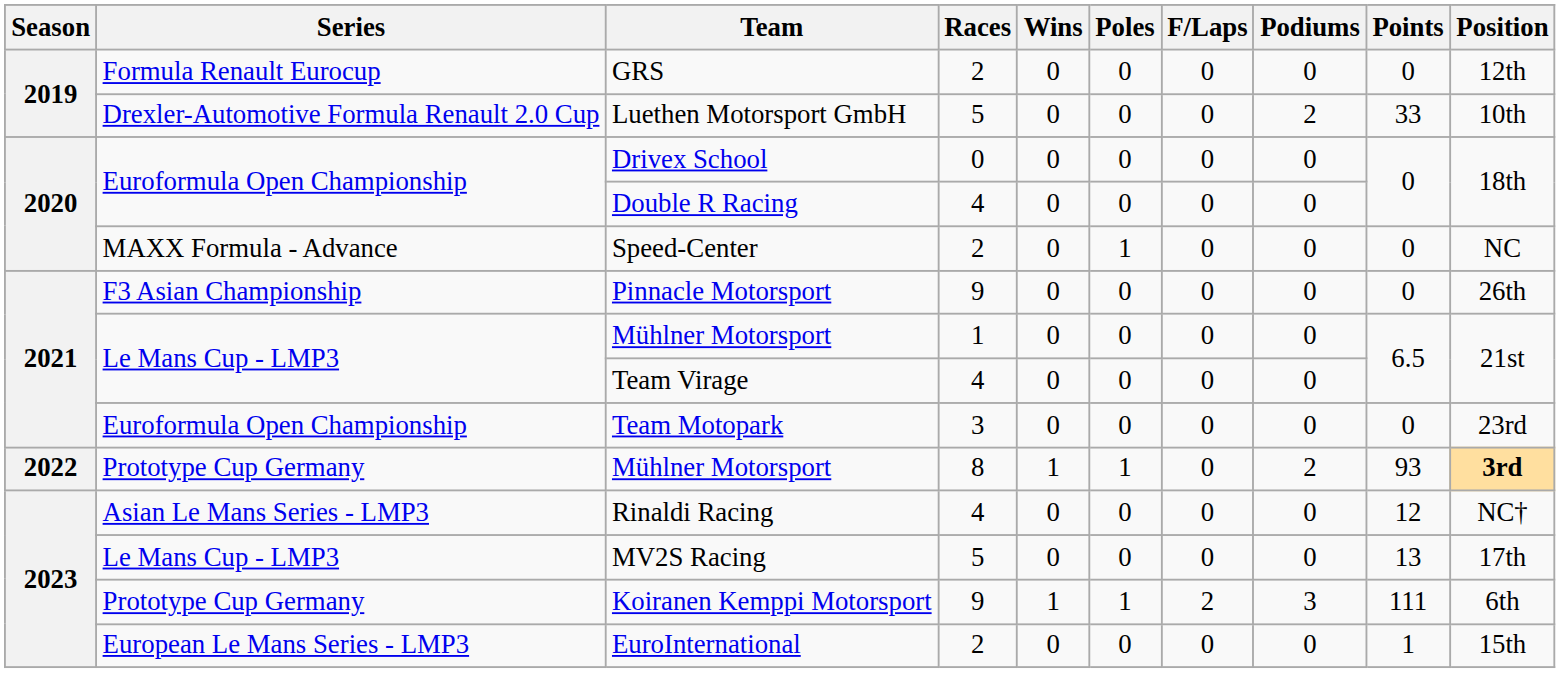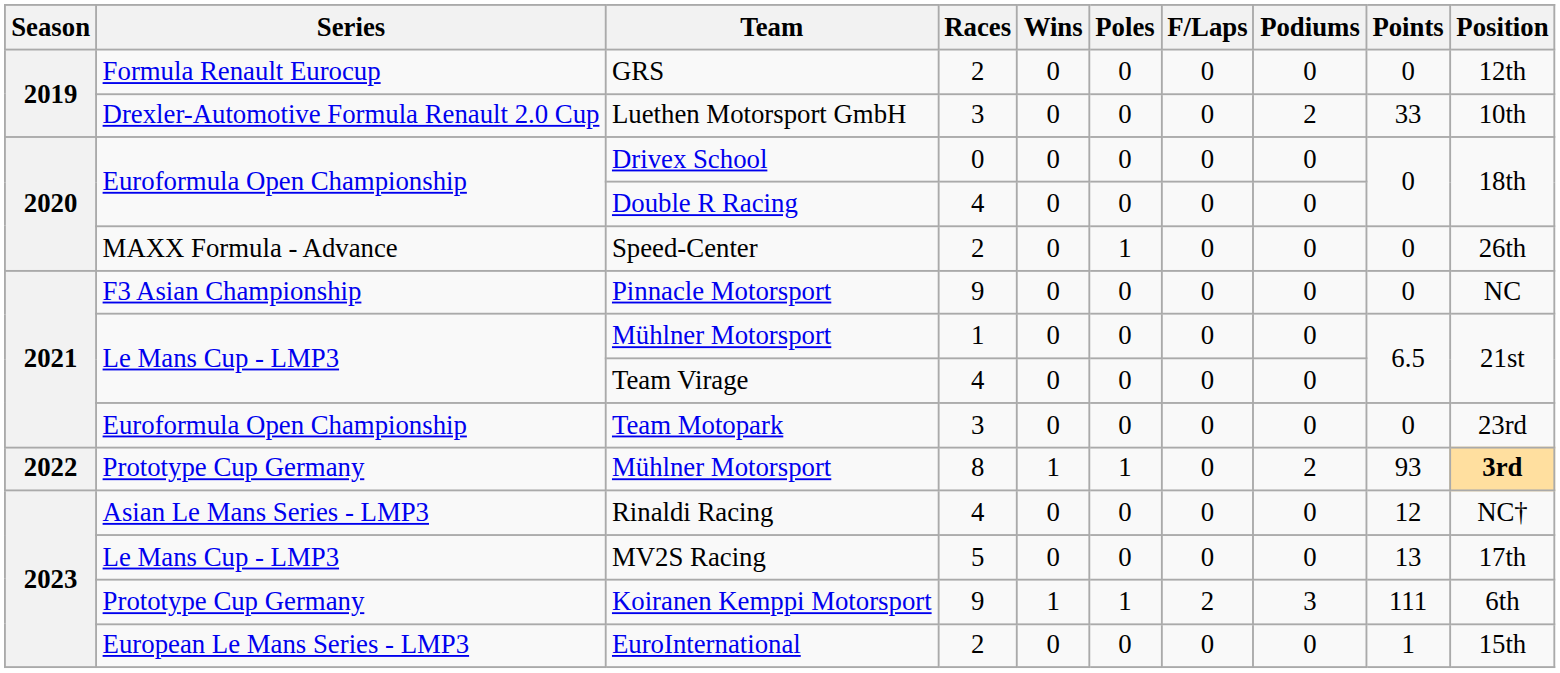(978, 115) 5 -> (978, 115) 3
(1502, 247) NC -> (1502, 247) 26th
(1502, 292) 26th -> (1502, 292) NC
